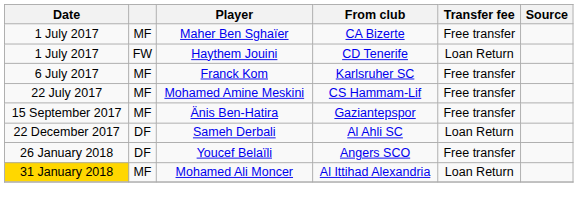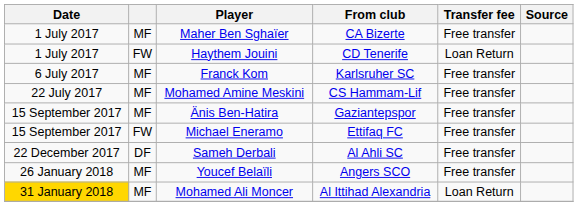+ row: (234, 132)
(479, 132) Loan Return -> (479, 152) Free transfer
(142, 152) DF -> (142, 172) MF
